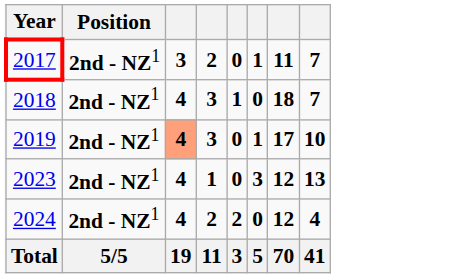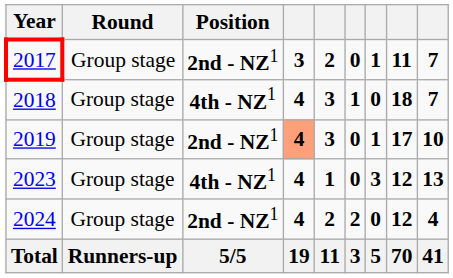+ column: (123, 22)
(114, 99) 2nd - NZ1 -> (233, 99) 4th - NZ1
(114, 179) 2nd - NZ1 -> (233, 179) 4th - NZ1
